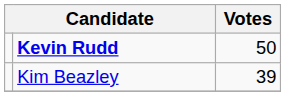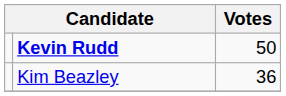(266, 76) 39 -> (266, 76) 36
